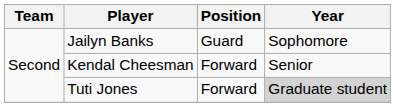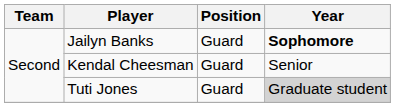(308, 41) normal -> (311, 41) bold
(229, 65) Forward -> (222, 65) Guard
(229, 89) Forward -> (222, 89) Guard
